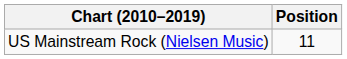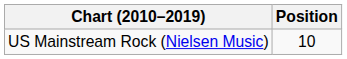(307, 41) 11 -> (307, 41) 10
